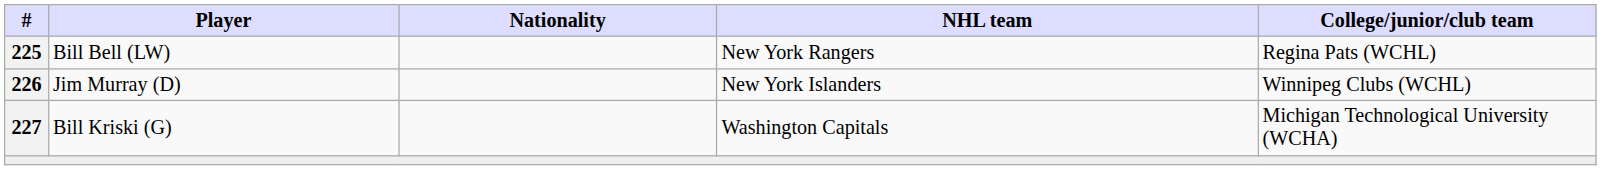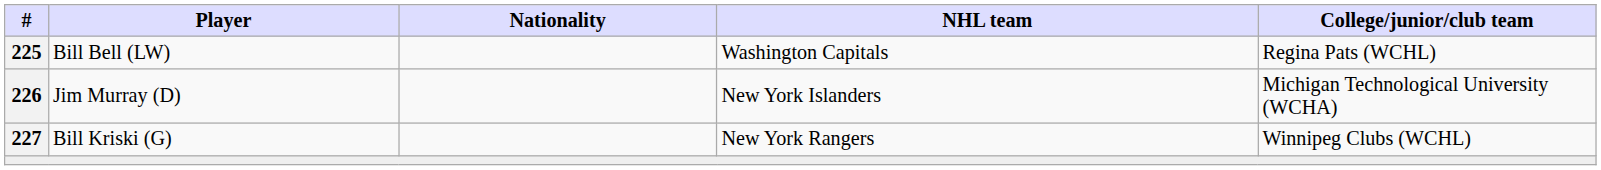(798, 52) New York Rangers -> (805, 52) Washington Capitals
(1367, 84) Winnipeg Clubs (WCHL) -> (1405, 95) Michigan Technological University (WCHA)
(805, 127) Washington Capitals -> (798, 139) New York Rangers
(1405, 127) Michigan Technological University (WCHA) -> (1367, 139) Winnipeg Clubs (WCHL)
